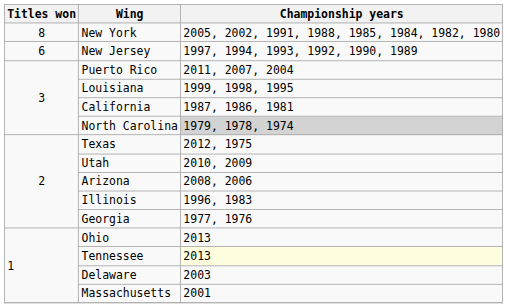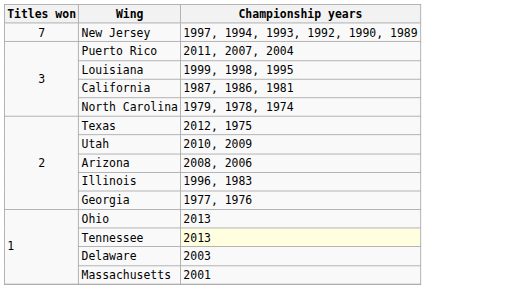- row: (109, 32)
(42, 51) 6 -> (42, 32) 7
(238, 126) lightgrey background -> (238, 107) no background
